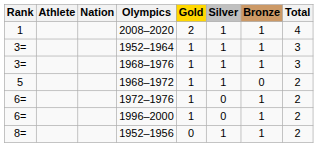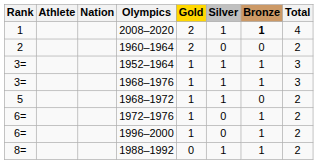(262, 30) normal -> (262, 30) bold
+ row: (146, 47)
- row: (146, 133)
+ row: (146, 151)
